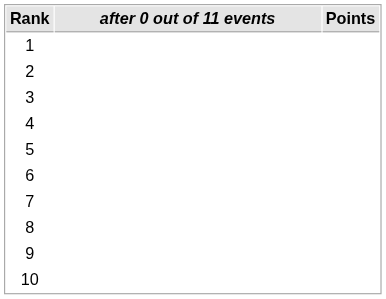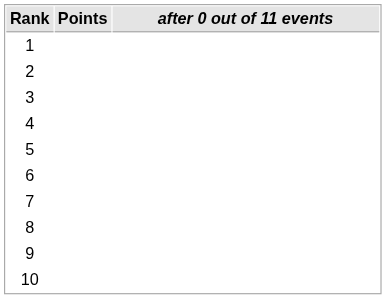columns swapped: (188, 19) <-> (350, 19)
